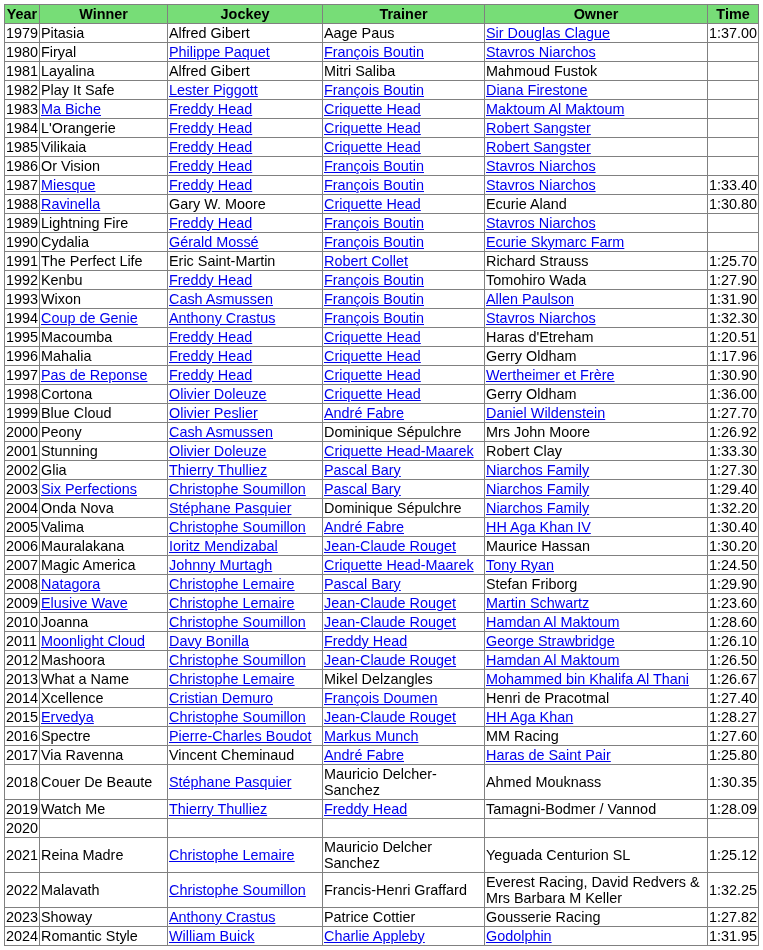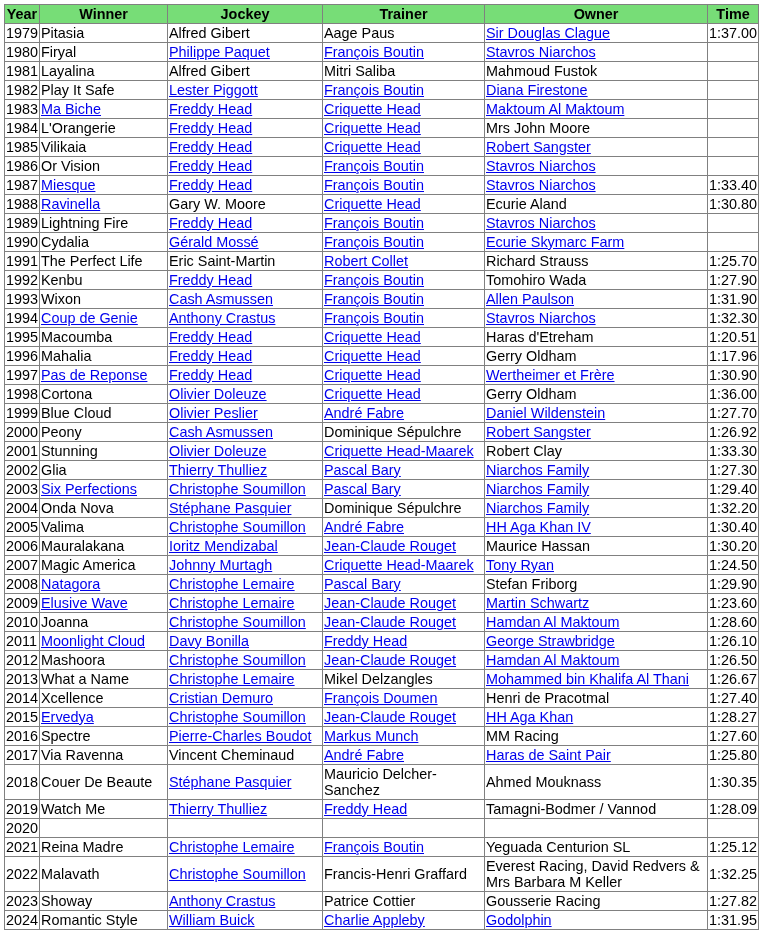(538, 128) Robert Sangster -> (538, 128) Mrs John Moore
(538, 432) Mrs John Moore -> (538, 432) Robert Sangster
(378, 855) Mauricio Delcher Sanchez -> (374, 847) François Boutin
